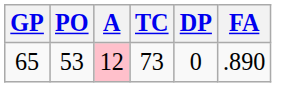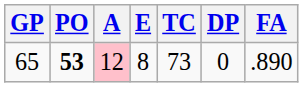+ column: (143, 23)
(72, 61) normal -> (72, 61) bold
